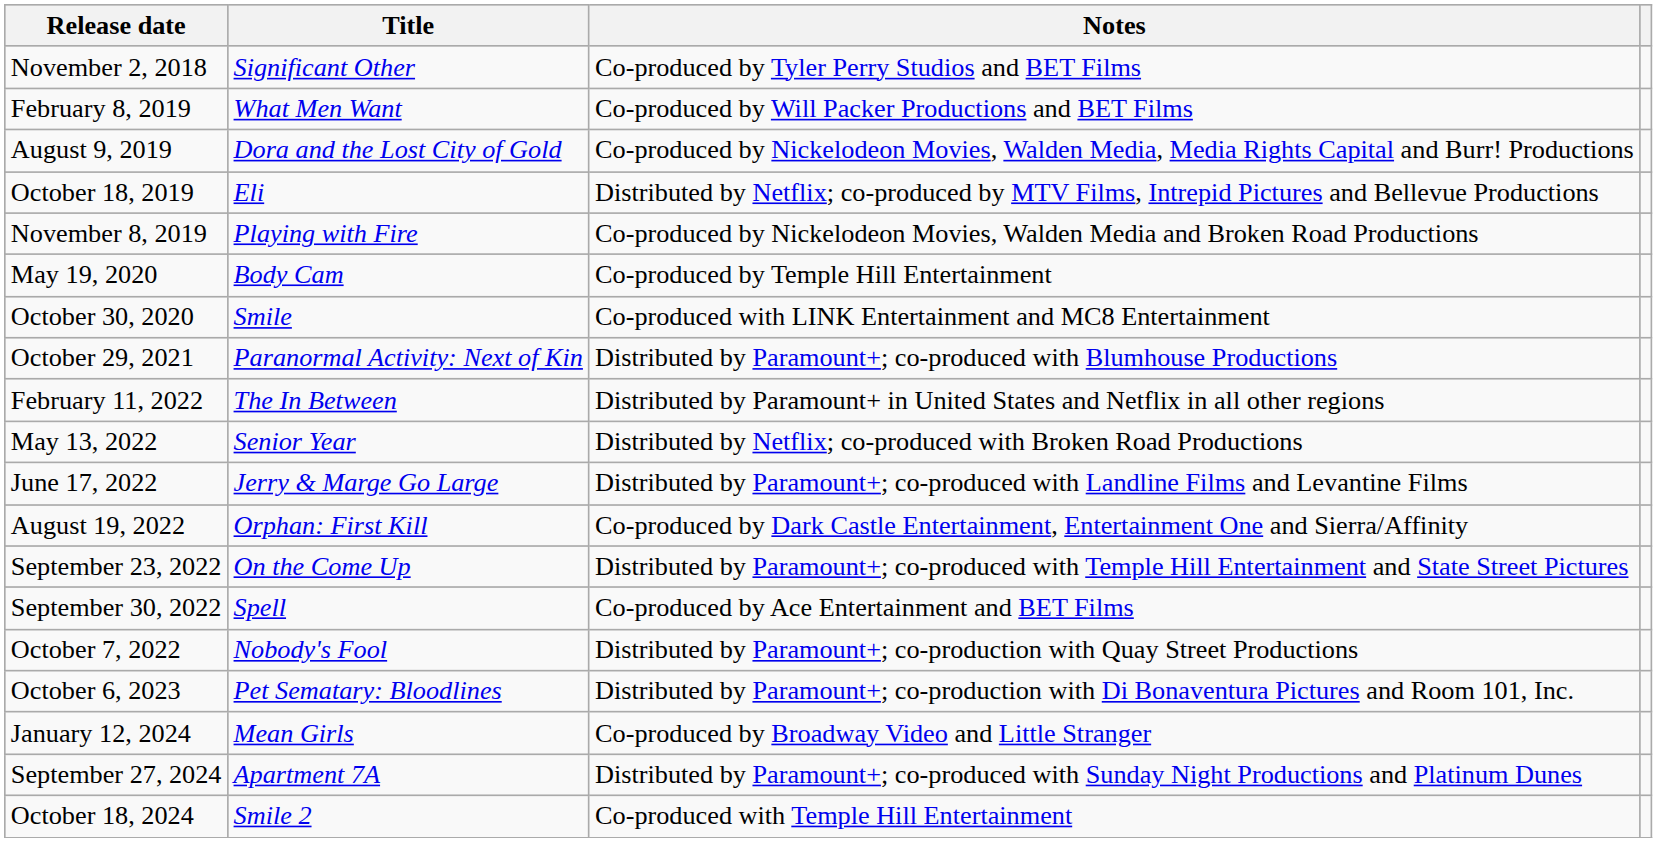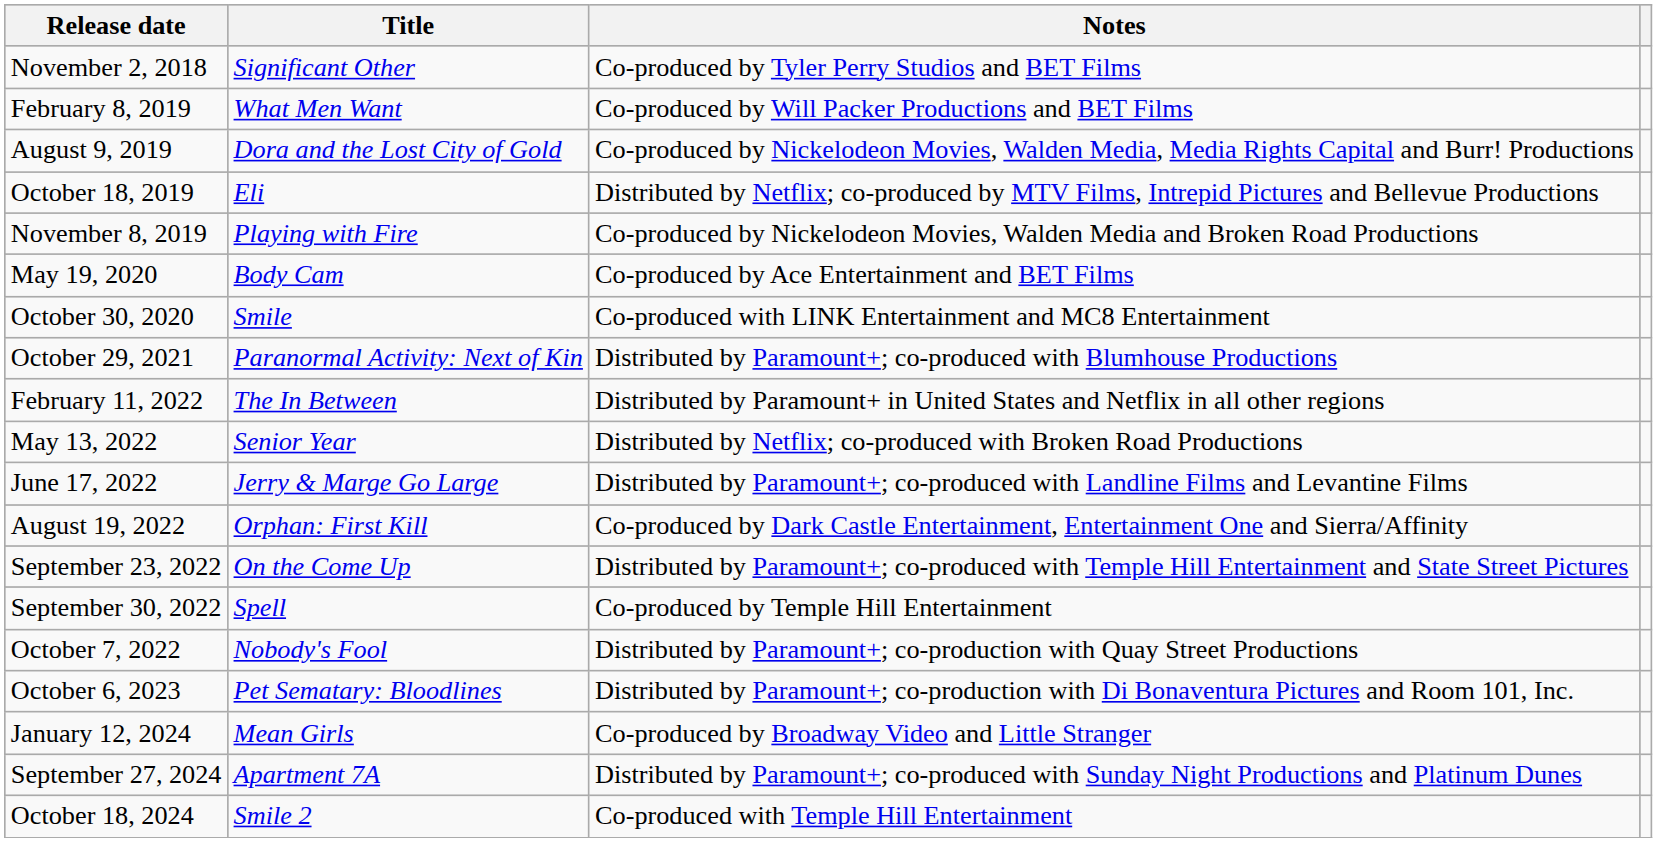(823, 274) Co-produced by Temple Hill Entertainment -> (864, 274) Co-produced by Ace Entertainment and BET Films
(864, 607) Co-produced by Ace Entertainment and BET Films -> (823, 607) Co-produced by Temple Hill Entertainment
